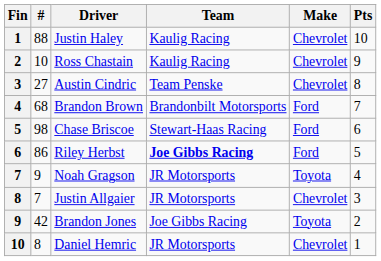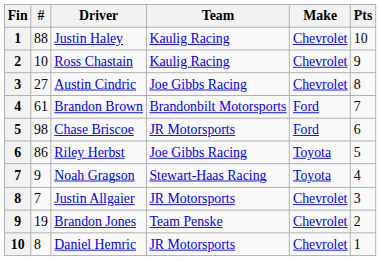(186, 84) Team Penske -> (198, 84) Joe Gibbs Racing
(41, 107) 68 -> (41, 107) 61
(208, 130) Stewart-Haas Racing -> (192, 130) JR Motorsports
(201, 152) bold -> (198, 152) normal
(306, 152) Ford -> (312, 152) Toyota
(192, 175) JR Motorsports -> (208, 175) Stewart-Haas Racing
(41, 221) 42 -> (41, 221) 19
(198, 221) Joe Gibbs Racing -> (186, 221) Team Penske
(312, 221) Toyota -> (320, 221) Chevrolet
